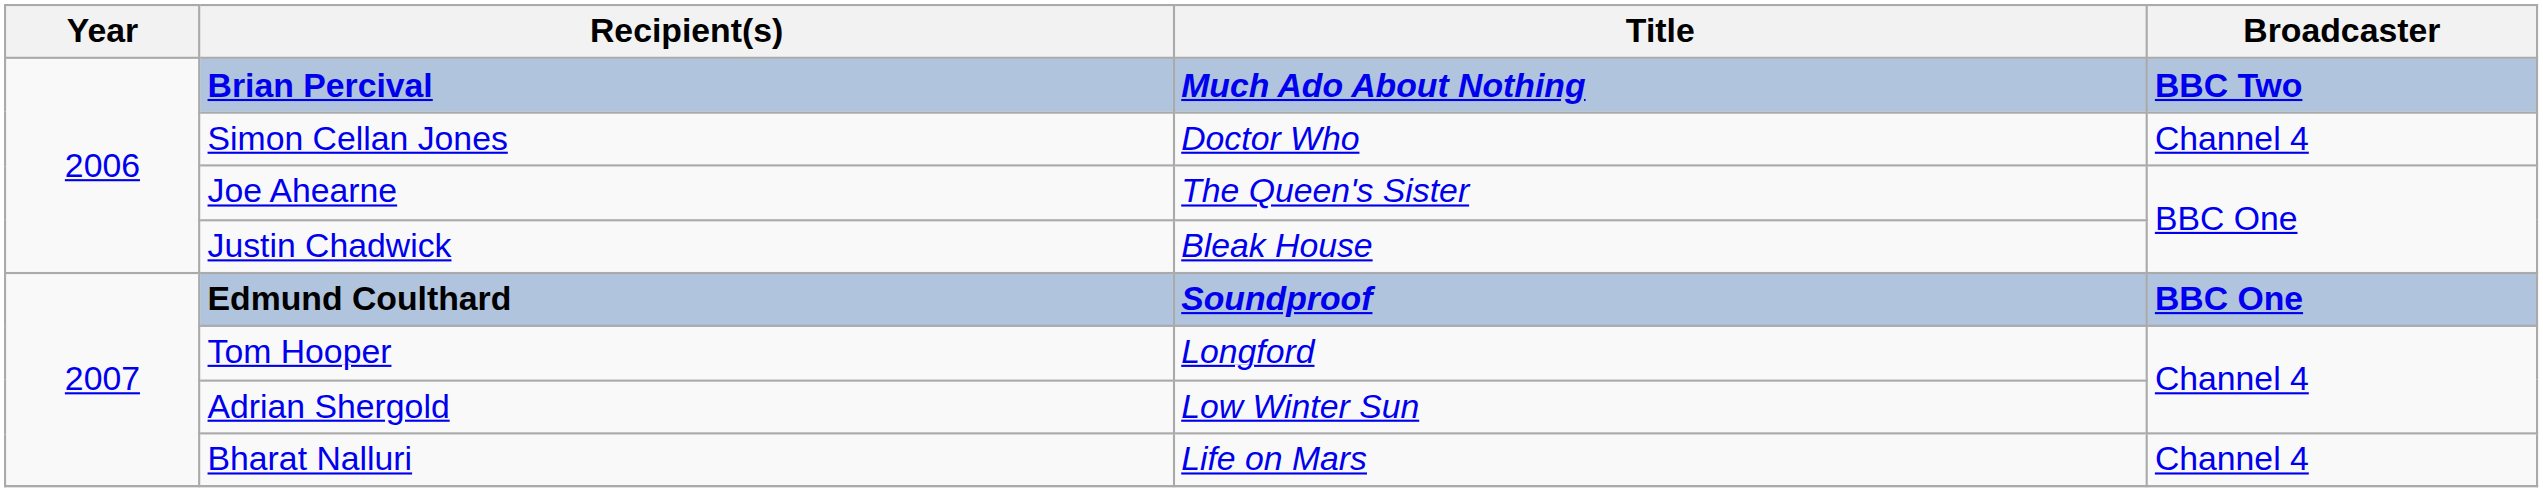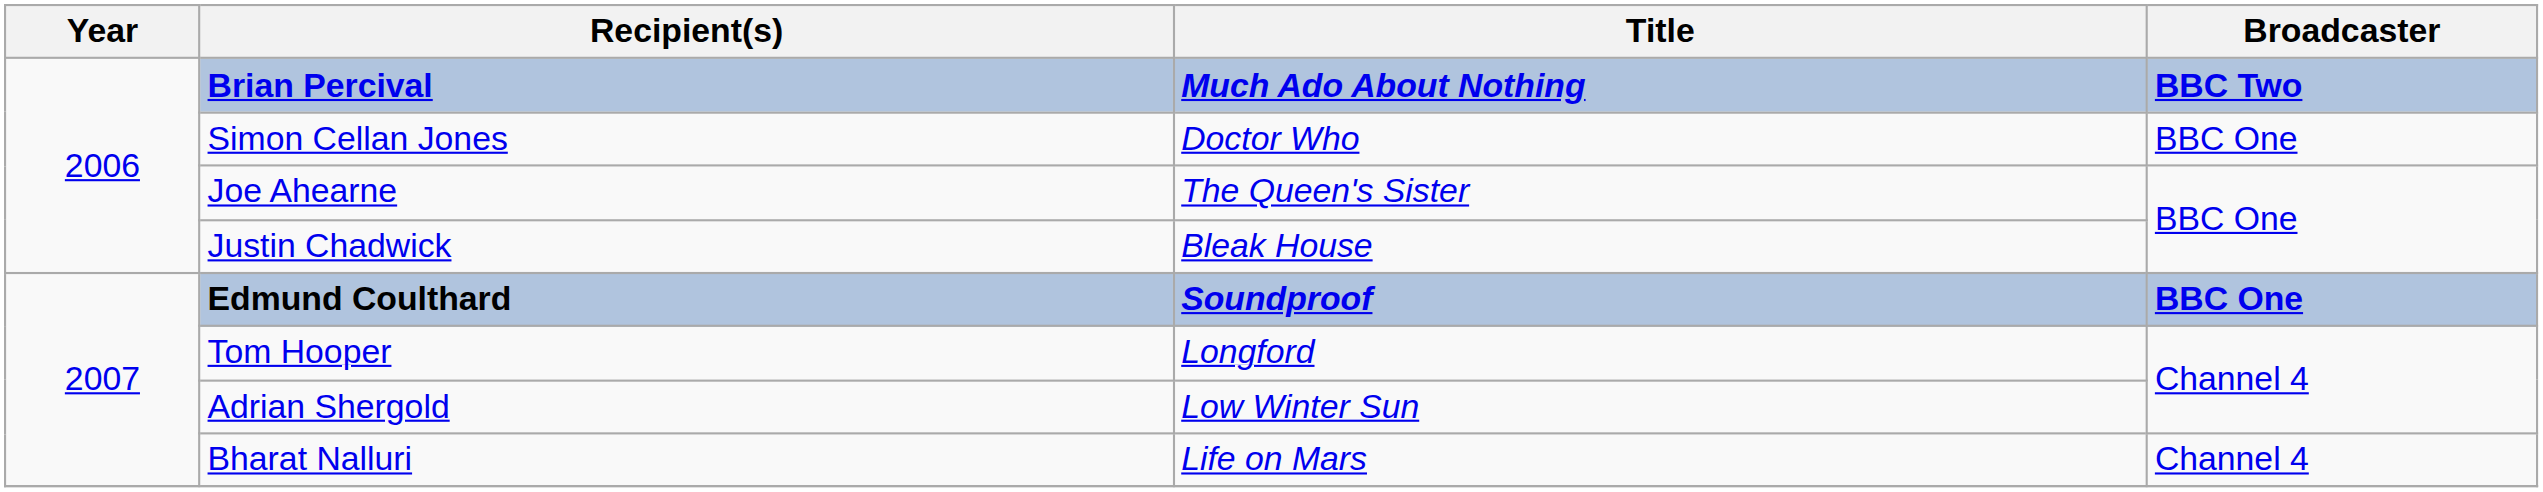(2232, 138) Channel 4 -> (2226, 138) BBC One
